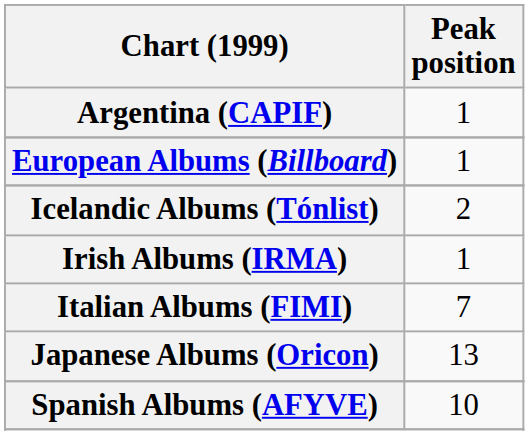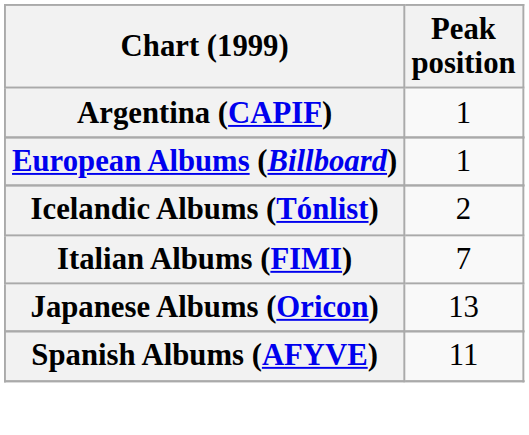- row: (205, 258)
(464, 404) 10 -> (464, 355) 11
